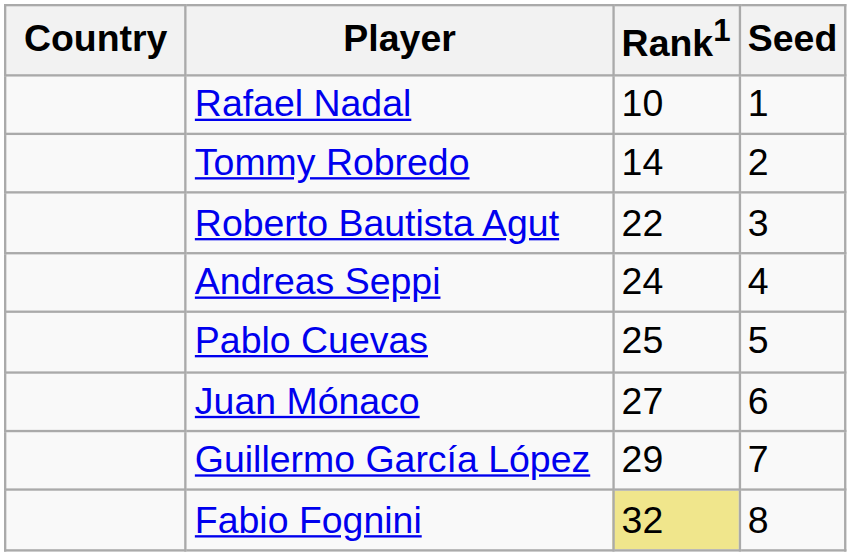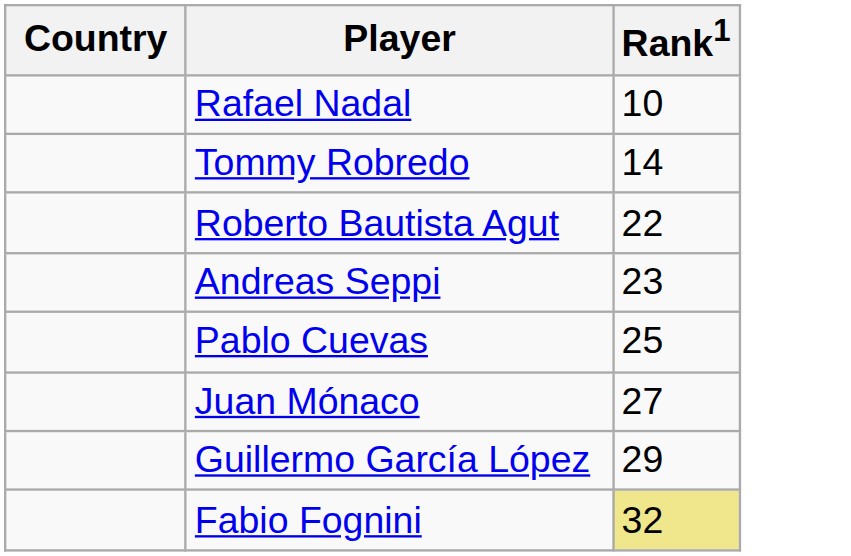- column: (793, 39)
(642, 281) 24 -> (642, 281) 23
